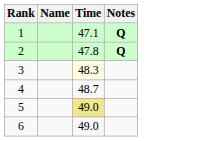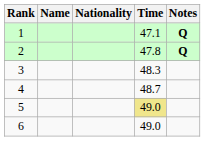+ column: (104, 13)
(88, 70) lightyellow background -> (150, 70) no background
